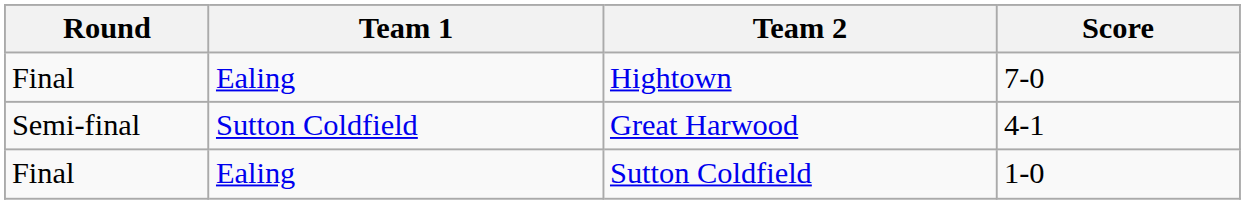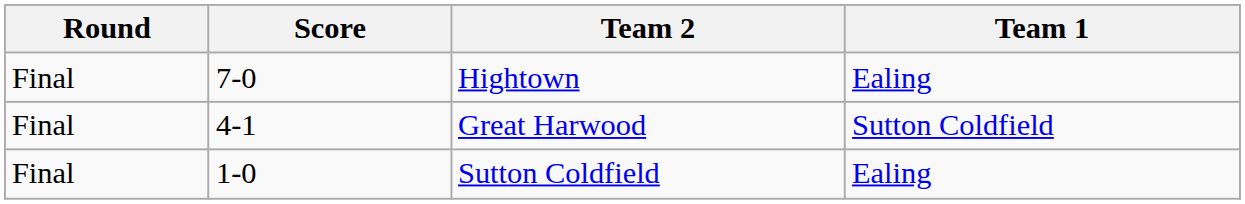columns swapped: (406, 28) <-> (1118, 28)
(76, 125) Semi-final -> (43, 125) Final
